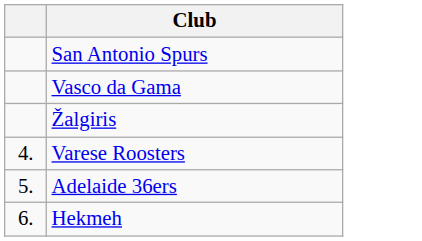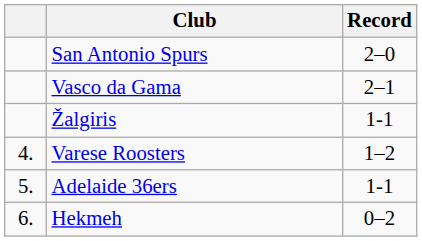+ column: (379, 20)
